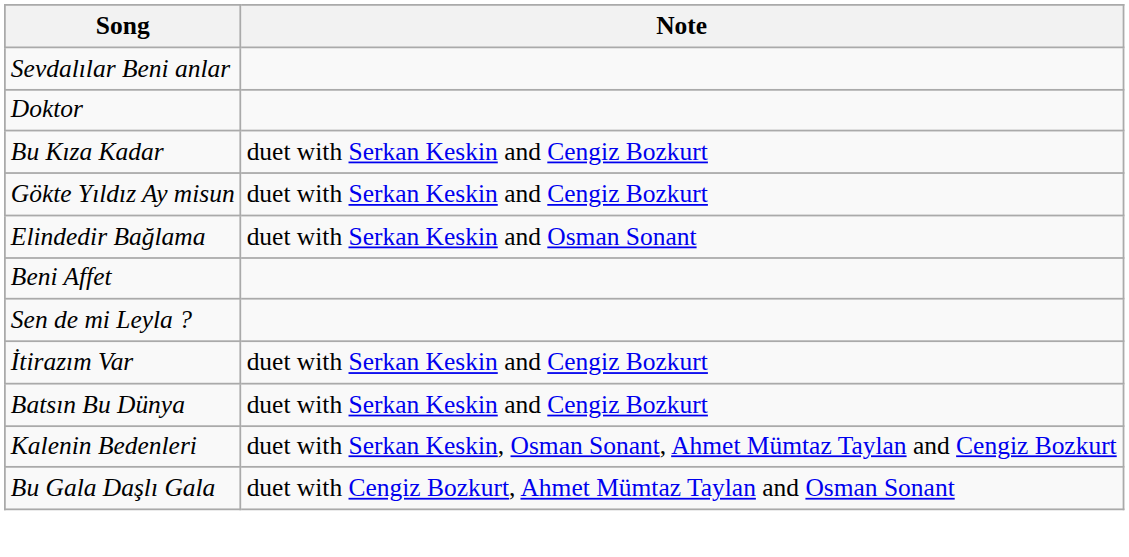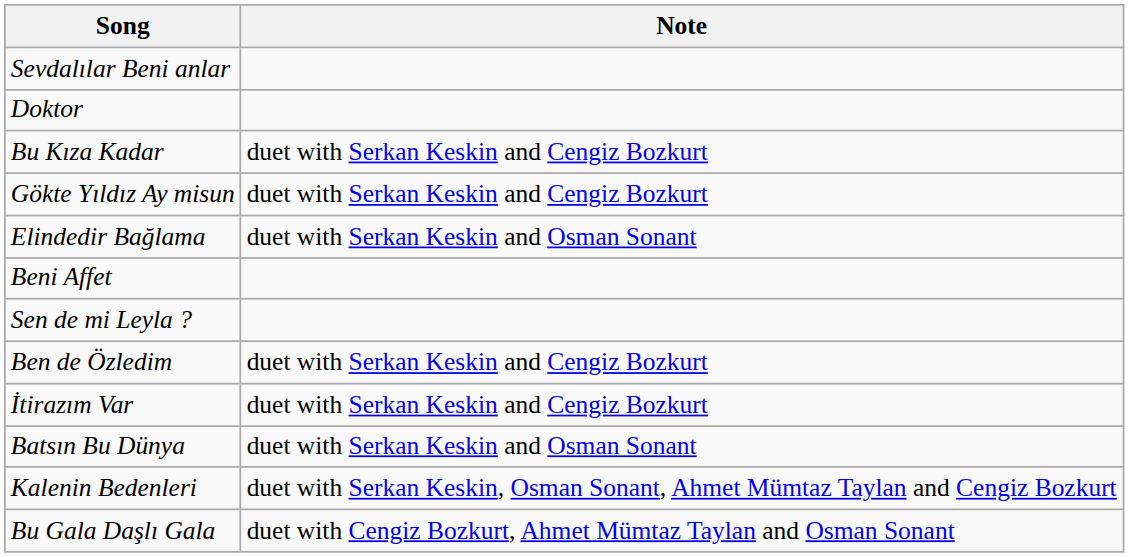+ row: (92, 362)
(477, 404) duet with Serkan Keskin and Cengiz Bozkurt -> (472, 446) duet with Serkan Keskin and Osman Sonant
